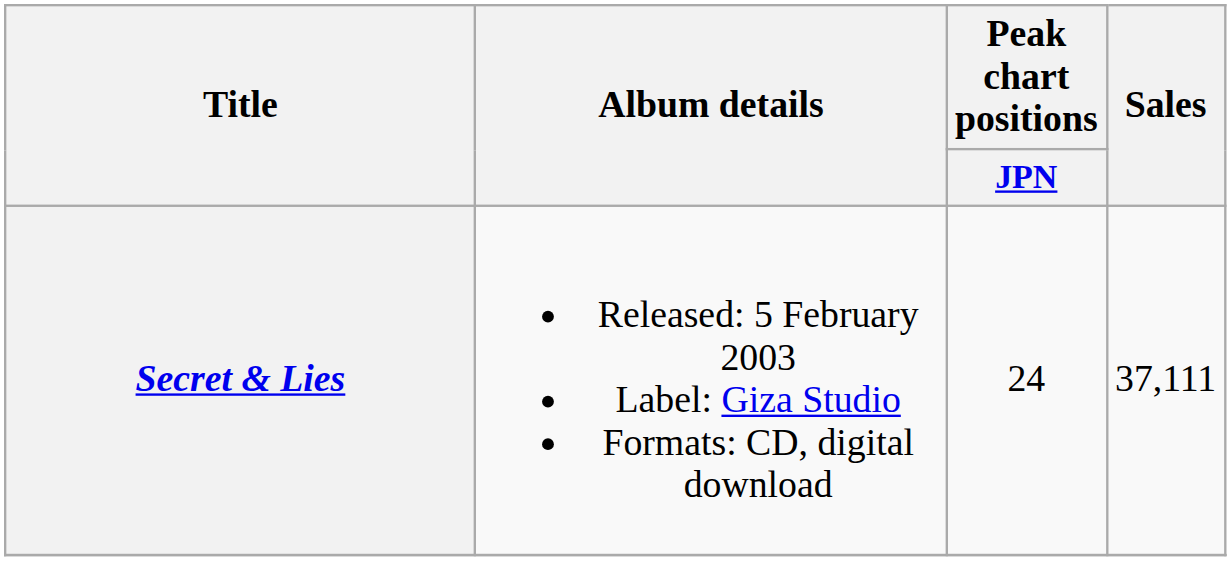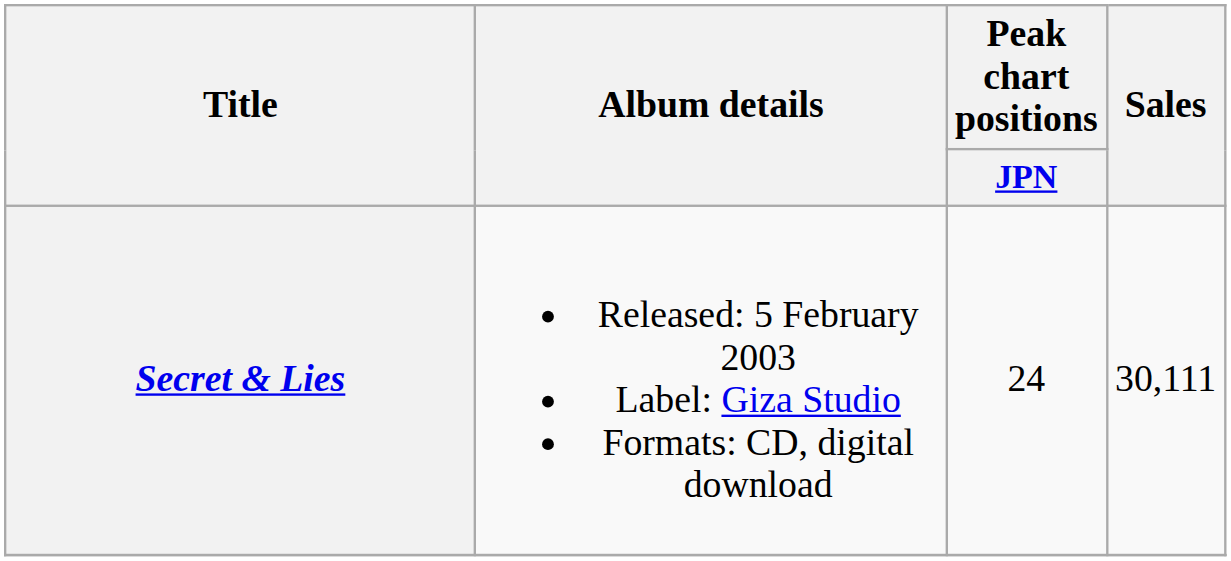(1166, 379) 37,111 -> (1166, 379) 30,111
